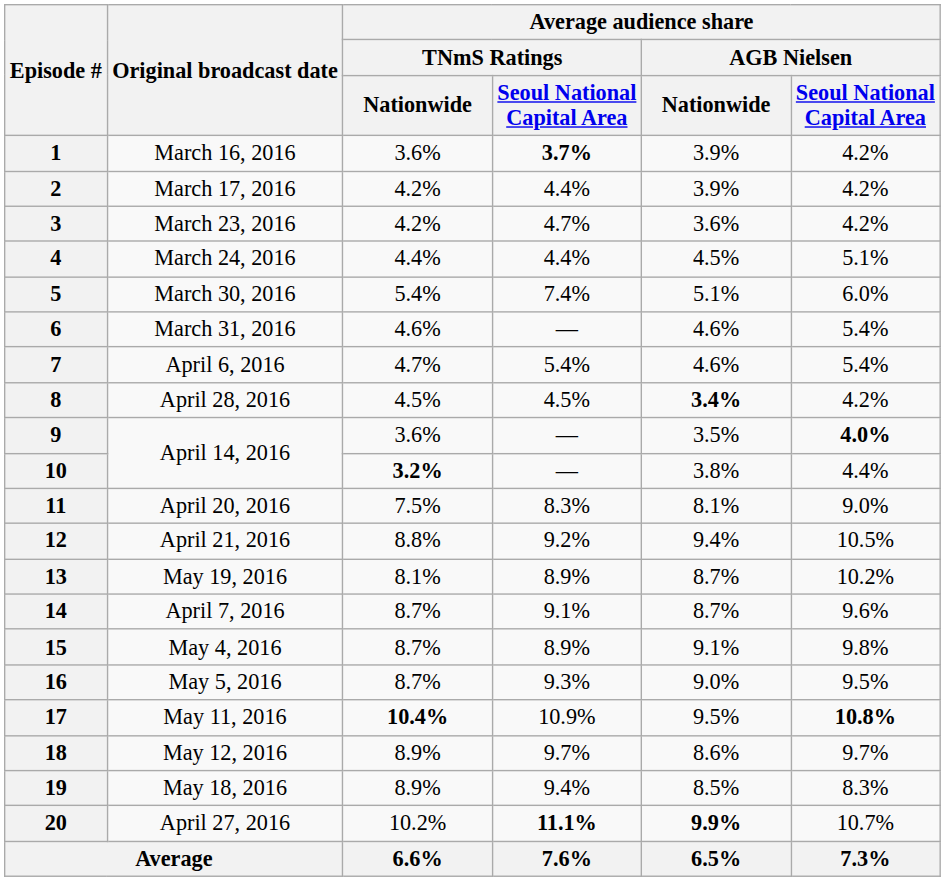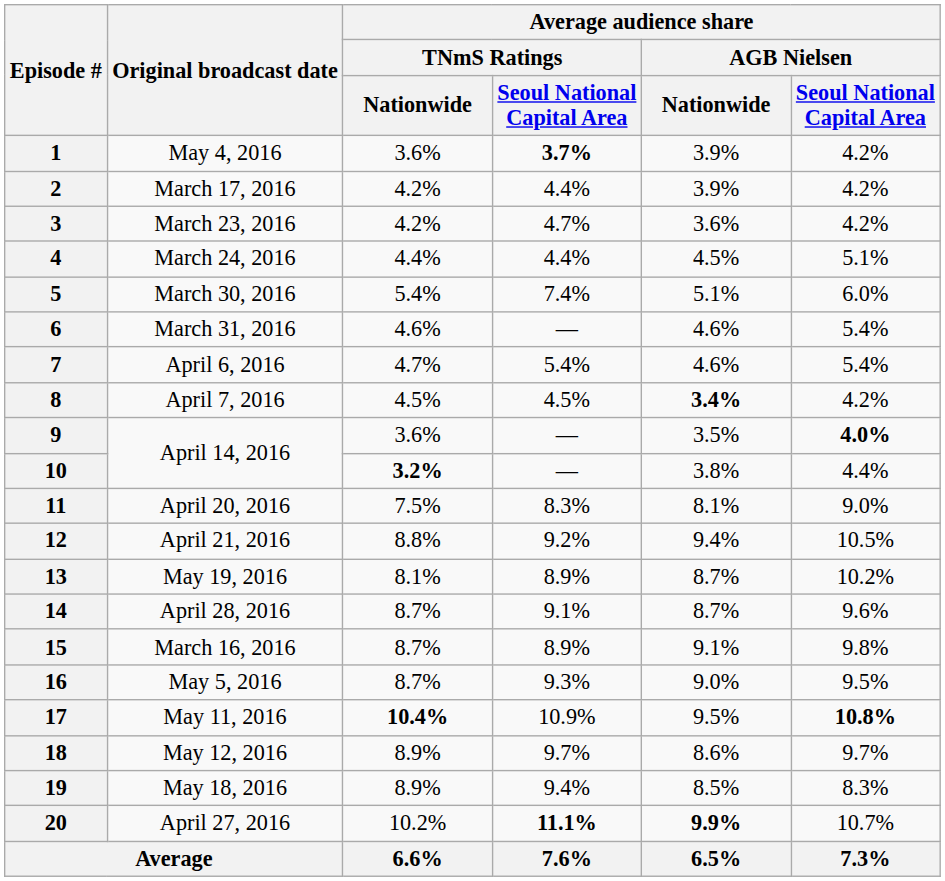(225, 152) March 16, 2016 -> (225, 152) May 4, 2016
(225, 399) April 28, 2016 -> (225, 399) April 7, 2016
(225, 611) April 7, 2016 -> (225, 611) April 28, 2016
(225, 646) May 4, 2016 -> (225, 646) March 16, 2016
